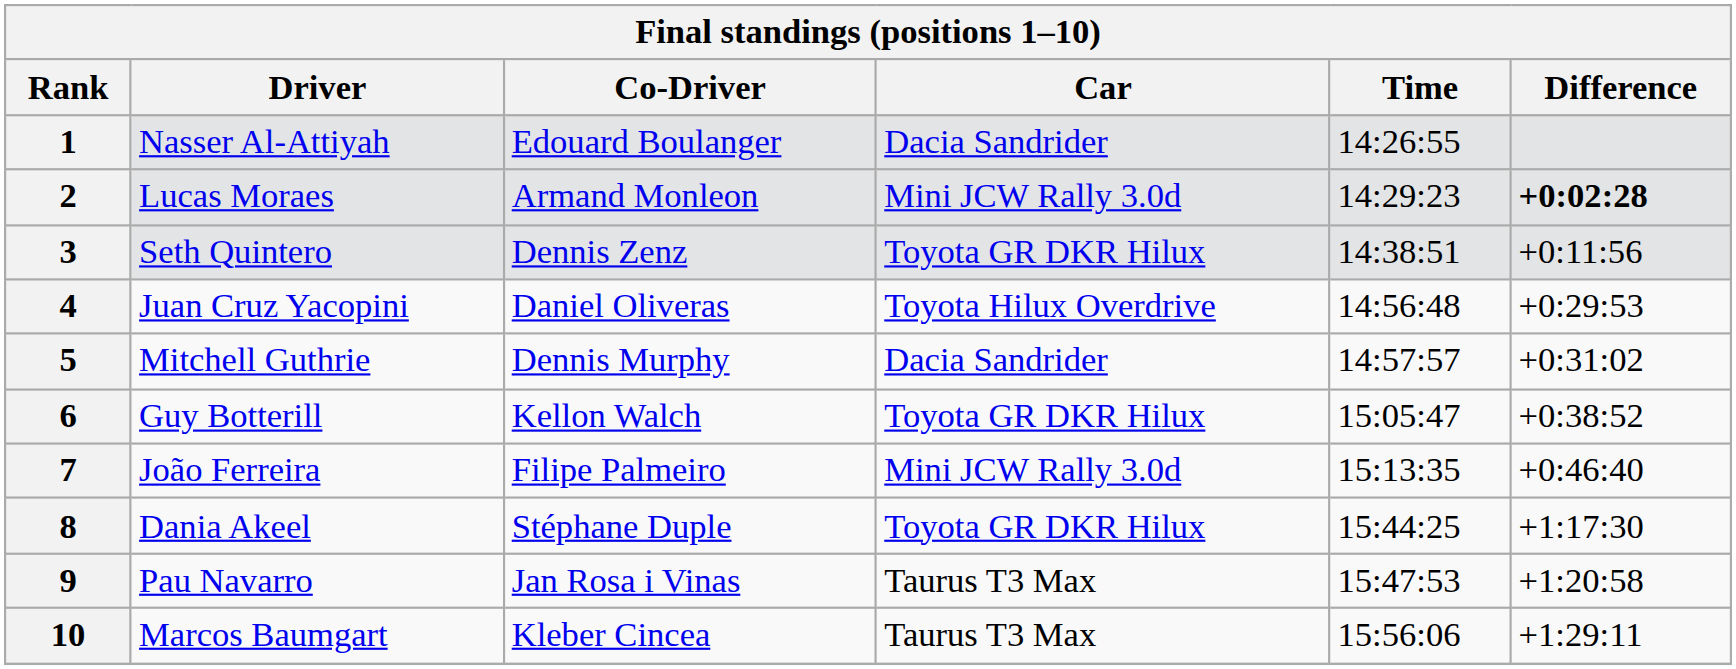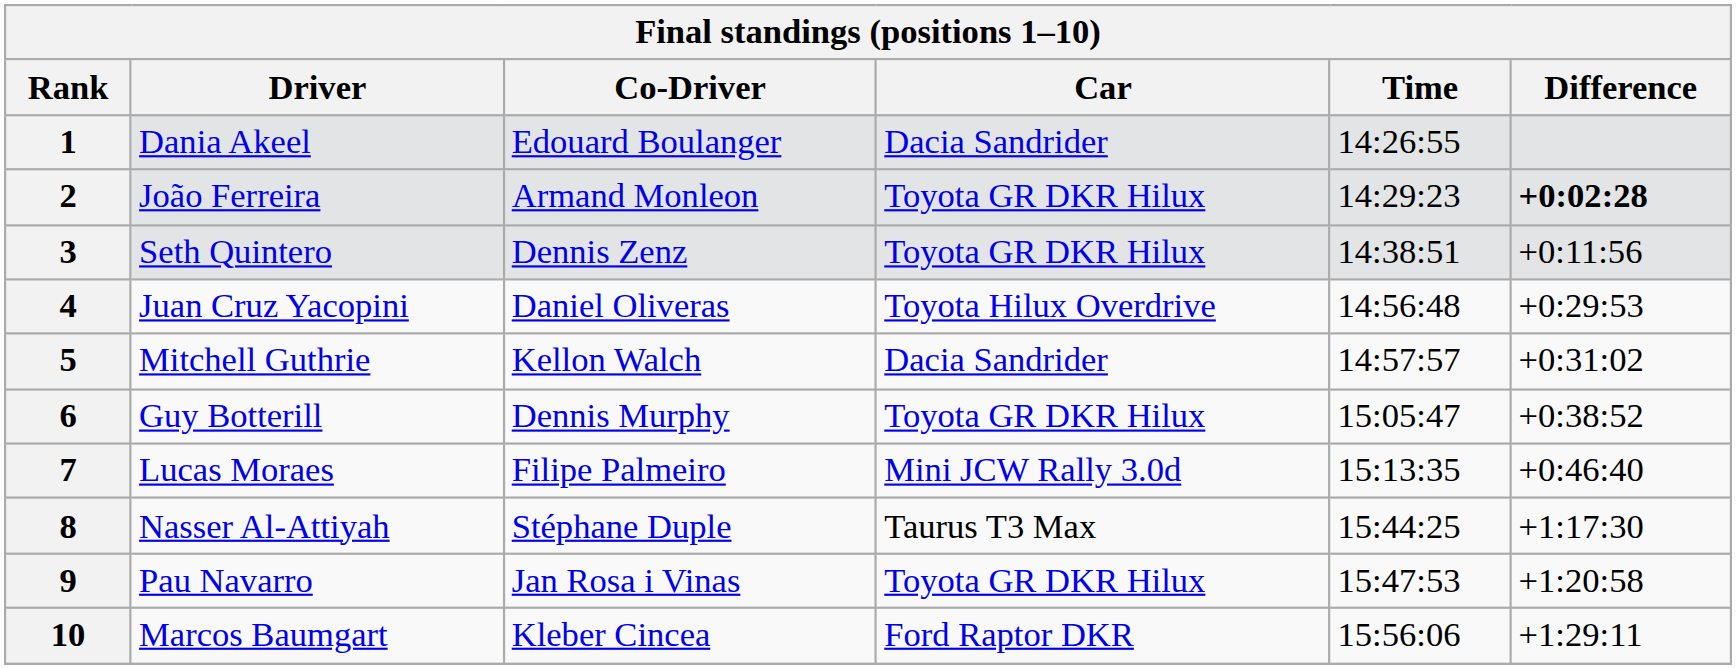(264, 141) Nasser Al-Attiyah -> (225, 141) Dania Akeel
(236, 196) Lucas Moraes -> (230, 196) João Ferreira
(1033, 196) Mini JCW Rally 3.0d -> (1045, 196) Toyota GR DKR Hilux
(621, 360) Dennis Murphy -> (606, 360) Kellon Walch
(606, 415) Kellon Walch -> (621, 415) Dennis Murphy
(230, 470) João Ferreira -> (236, 470) Lucas Moraes
(225, 525) Dania Akeel -> (264, 525) Nasser Al-Attiyah
(1045, 525) Toyota GR DKR Hilux -> (990, 525) Taurus T3 Max
(990, 580) Taurus T3 Max -> (1045, 580) Toyota GR DKR Hilux
(990, 634) Taurus T3 Max -> (1009, 634) Ford Raptor DKR
